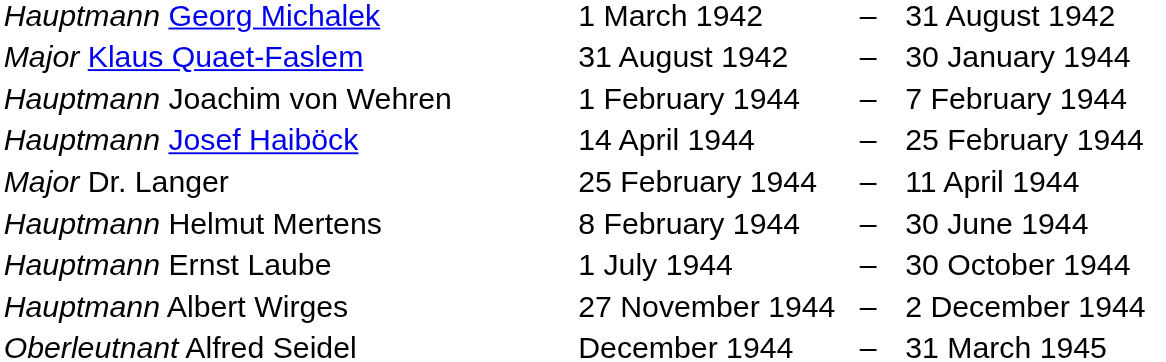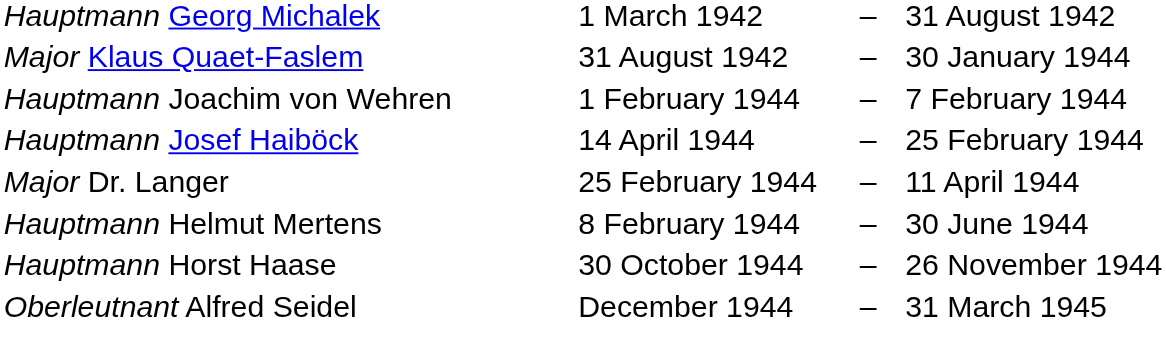- row: (168, 265)
+ row: (170, 265)
- row: (176, 306)
